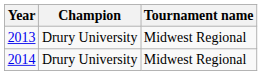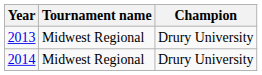columns swapped: (199, 15) <-> (90, 15)
